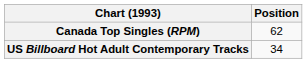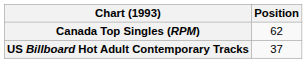(277, 49) 34 -> (277, 49) 37
